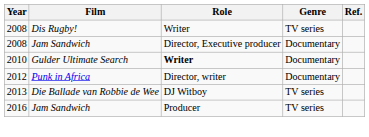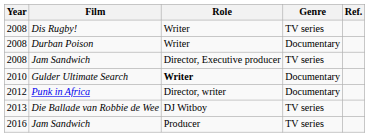+ row: (17, 44)
(313, 44) Documentary -> (305, 60) TV series
